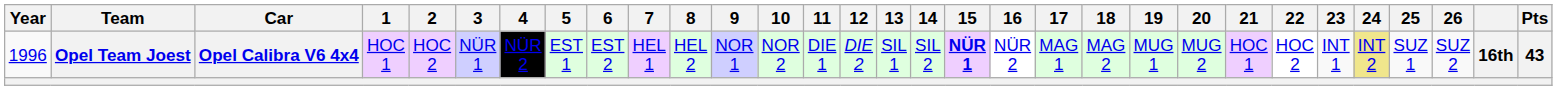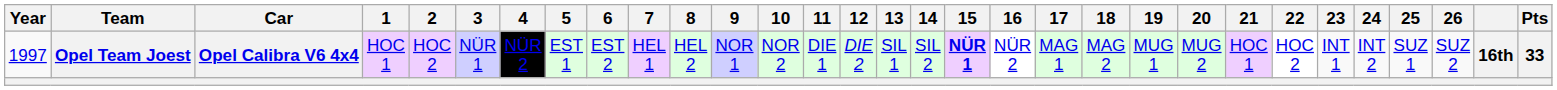(28, 54) 1996 -> (28, 54) 1997
(1372, 54) khaki background -> (1372, 54) no background
(1535, 54) 43 -> (1535, 54) 33
